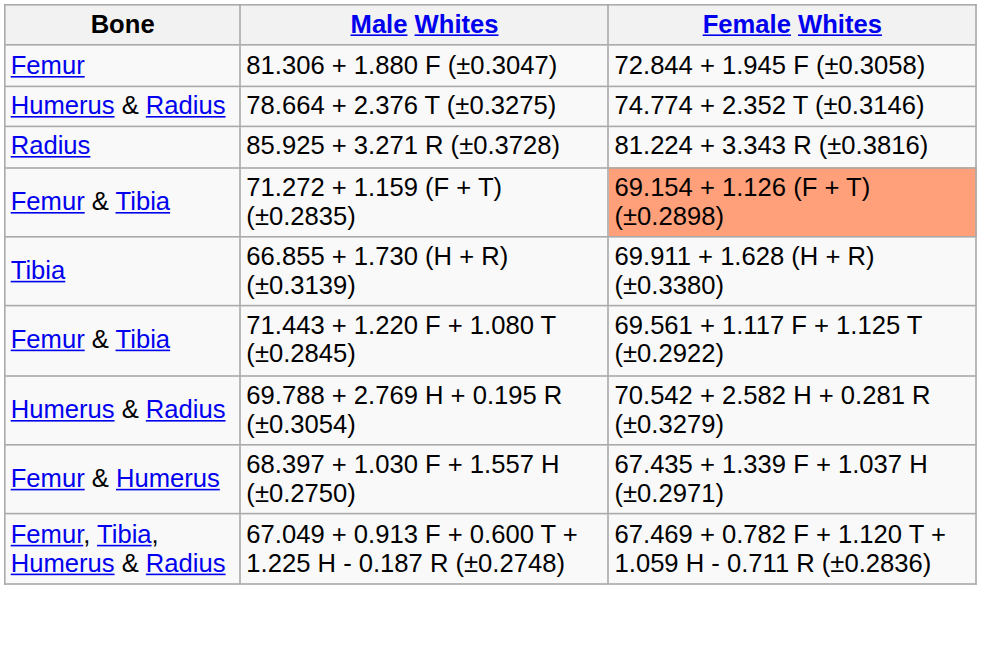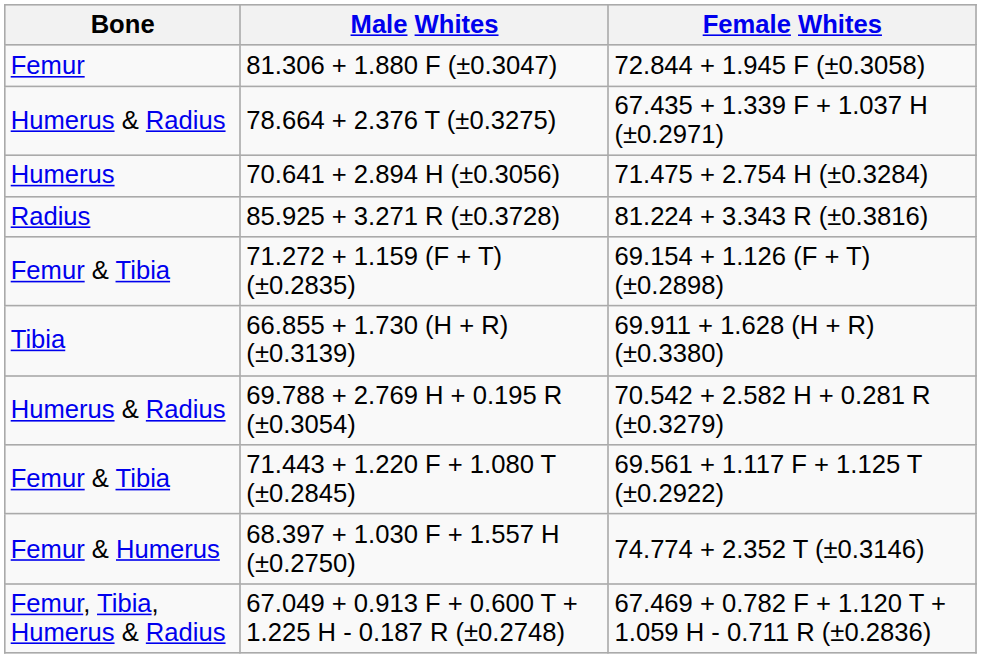(769, 106) 74.774 + 2.352 T (±0.3146) -> (771, 120) 67.435 + 1.339 F + 1.037 H (±0.2971)
+ row: (403, 175)
(742, 201) lightsalmon background -> (742, 270) no background
rows swapped: (401, 340) <-> (404, 409)
(771, 479) 67.435 + 1.339 F + 1.037 H (±0.2971) -> (769, 548) 74.774 + 2.352 T (±0.3146)
